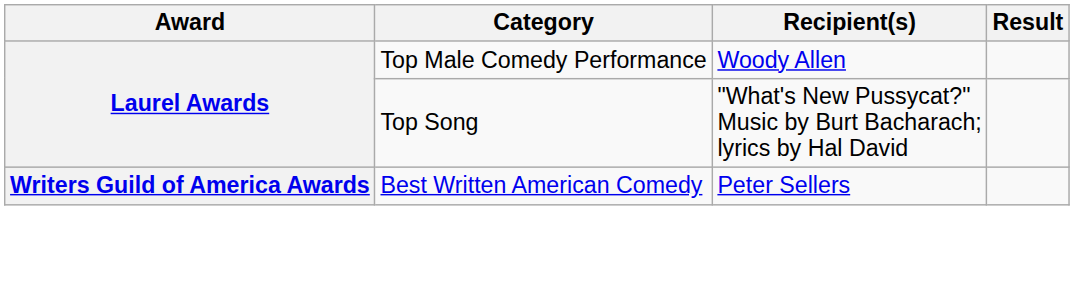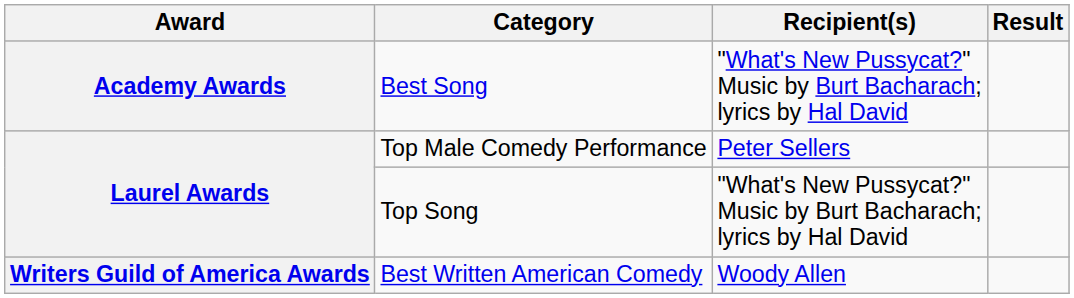+ row: (434, 85)
(782, 59) Woody Allen -> (784, 148) Peter Sellers
(784, 185) Peter Sellers -> (782, 274) Woody Allen
